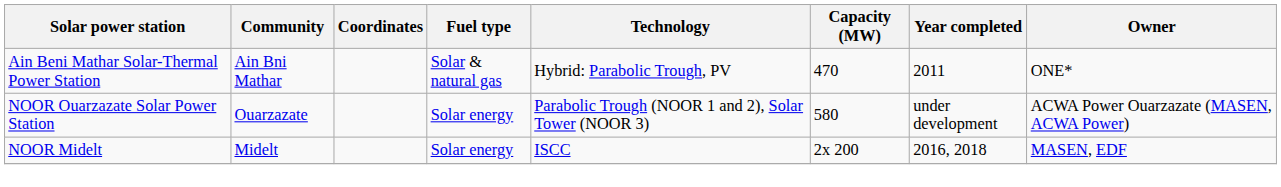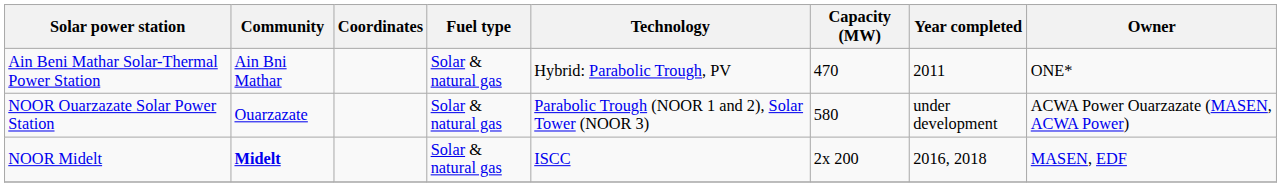(472, 115) Solar energy -> (466, 115) Solar & natural gas
(256, 150) normal -> (258, 159) bold
(472, 150) Solar energy -> (466, 159) Solar & natural gas
